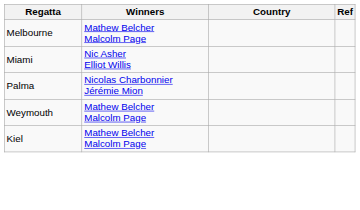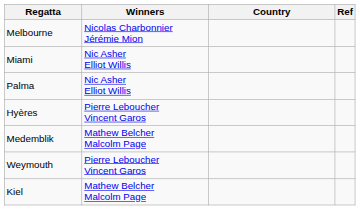(119, 33) Mathew Belcher Malcolm Page -> (128, 33) Nicolas Charbonnier Jérémie Mion
(128, 86) Nicolas Charbonnier Jérémie Mion -> (108, 86) Nic Asher Elliot Willis
+ row: (22, 112)
+ row: (30, 139)
(119, 112) Mathew Belcher Malcolm Page -> (122, 165) Pierre Leboucher Vincent Garos
